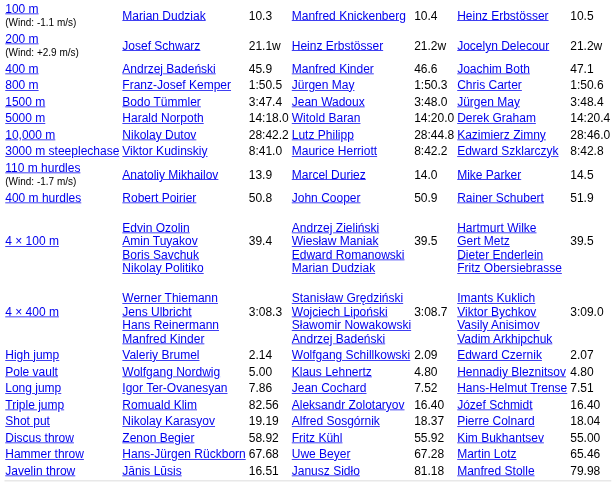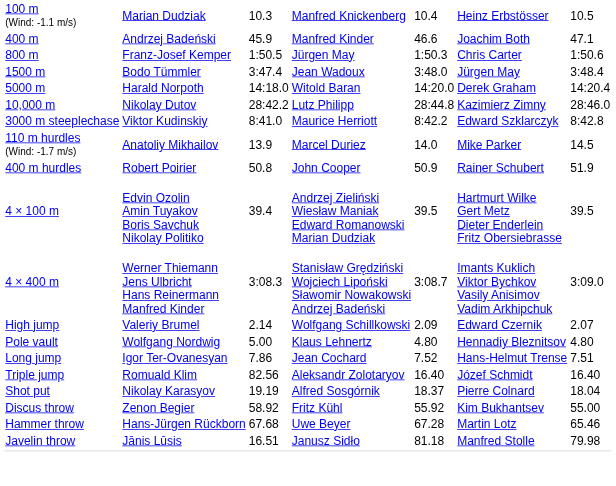- row: (42, 45)
